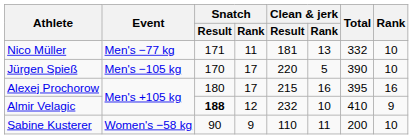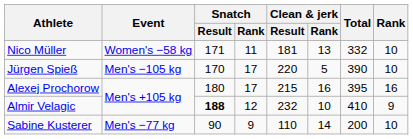(140, 50) Men's −77 kg -> (148, 50) Women's −58 kg
(148, 125) Women's −58 kg -> (140, 125) Men's −77 kg
(324, 125) 11 -> (324, 125) 14
